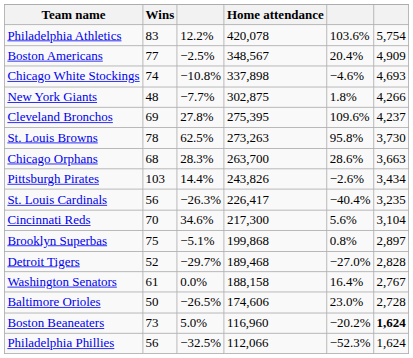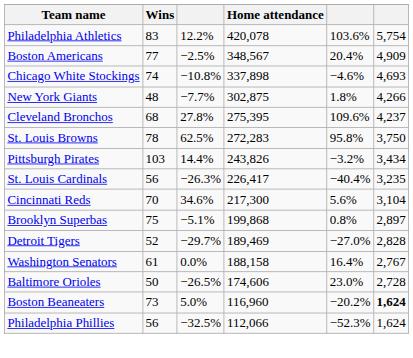(152, 117) 69 -> (152, 117) 68
(248, 138) 273,263 -> (248, 138) 272,283
(391, 138) 3,730 -> (391, 138) 3,750
- row: (53, 158)
(347, 179) −2.6% -> (347, 158) −3.2%
(248, 261) 189,468 -> (248, 240) 189,469
